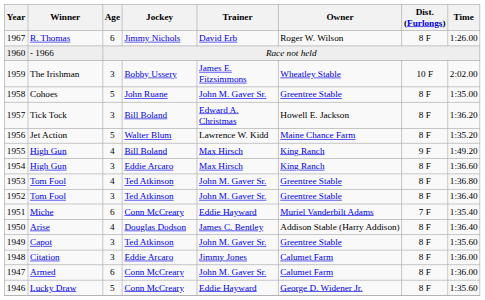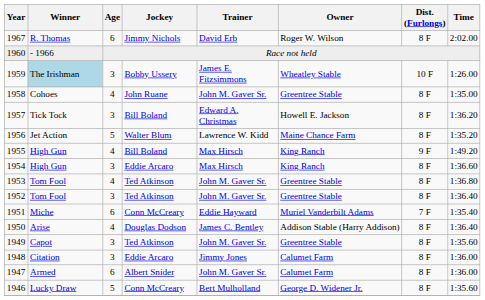(464, 38) 1:26.00 -> (464, 38) 2:02.00
(55, 74) no background -> (55, 74) lightblue background
(464, 74) 2:02.00 -> (464, 74) 1:26.00
(112, 95) 5 -> (112, 95) 4
(154, 273) Conn McCreary -> (149, 273) Albert Snider
(228, 288) Eddie Hayward -> (230, 288) Bert Mulholland
